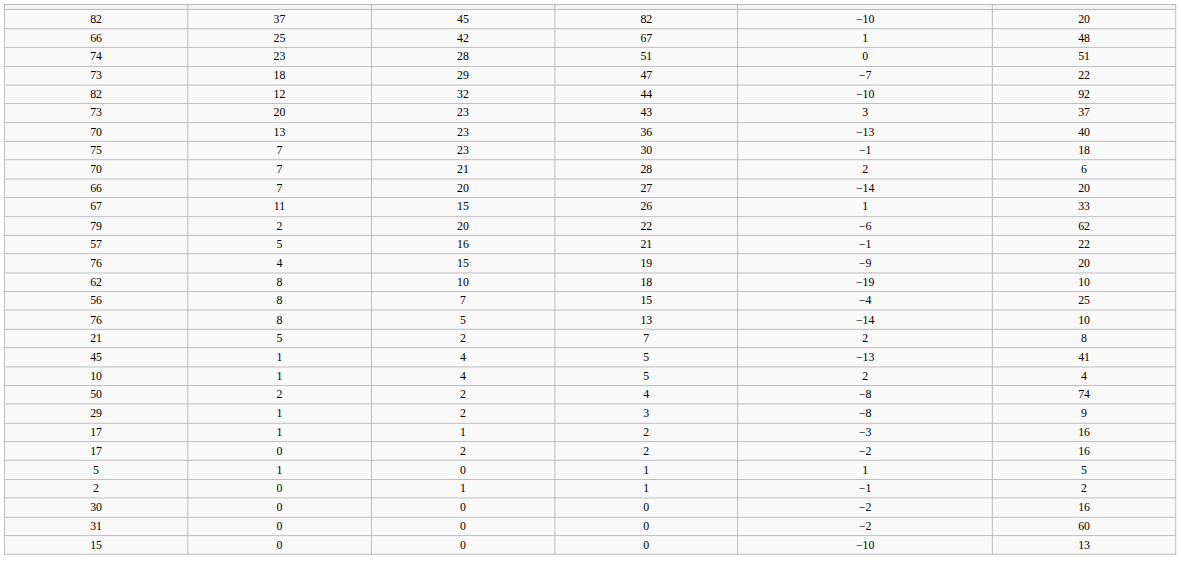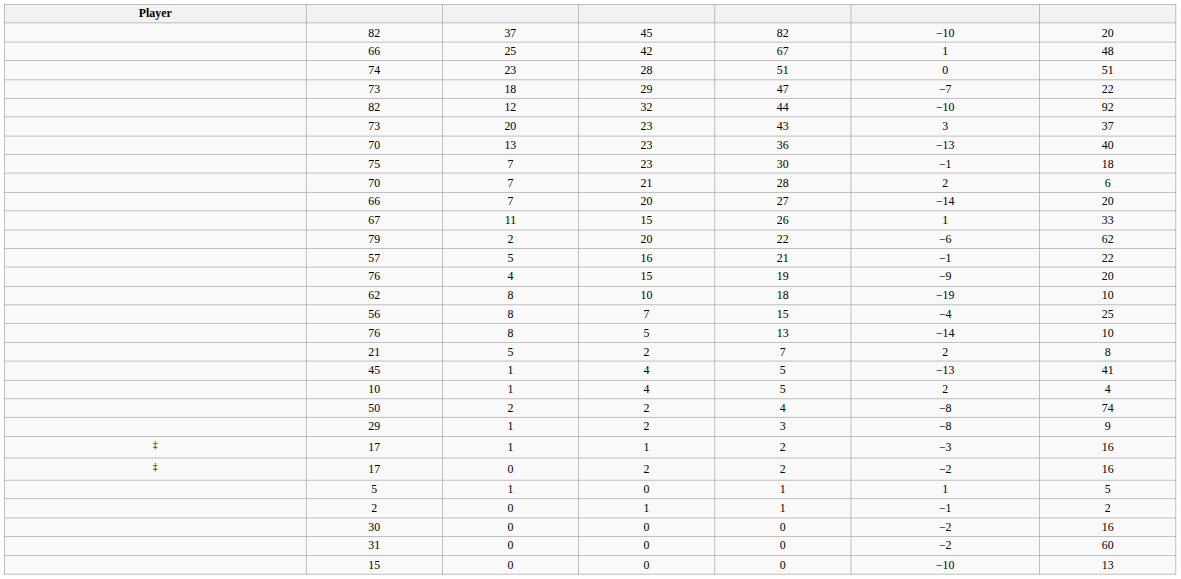+ column: (155, 13)
